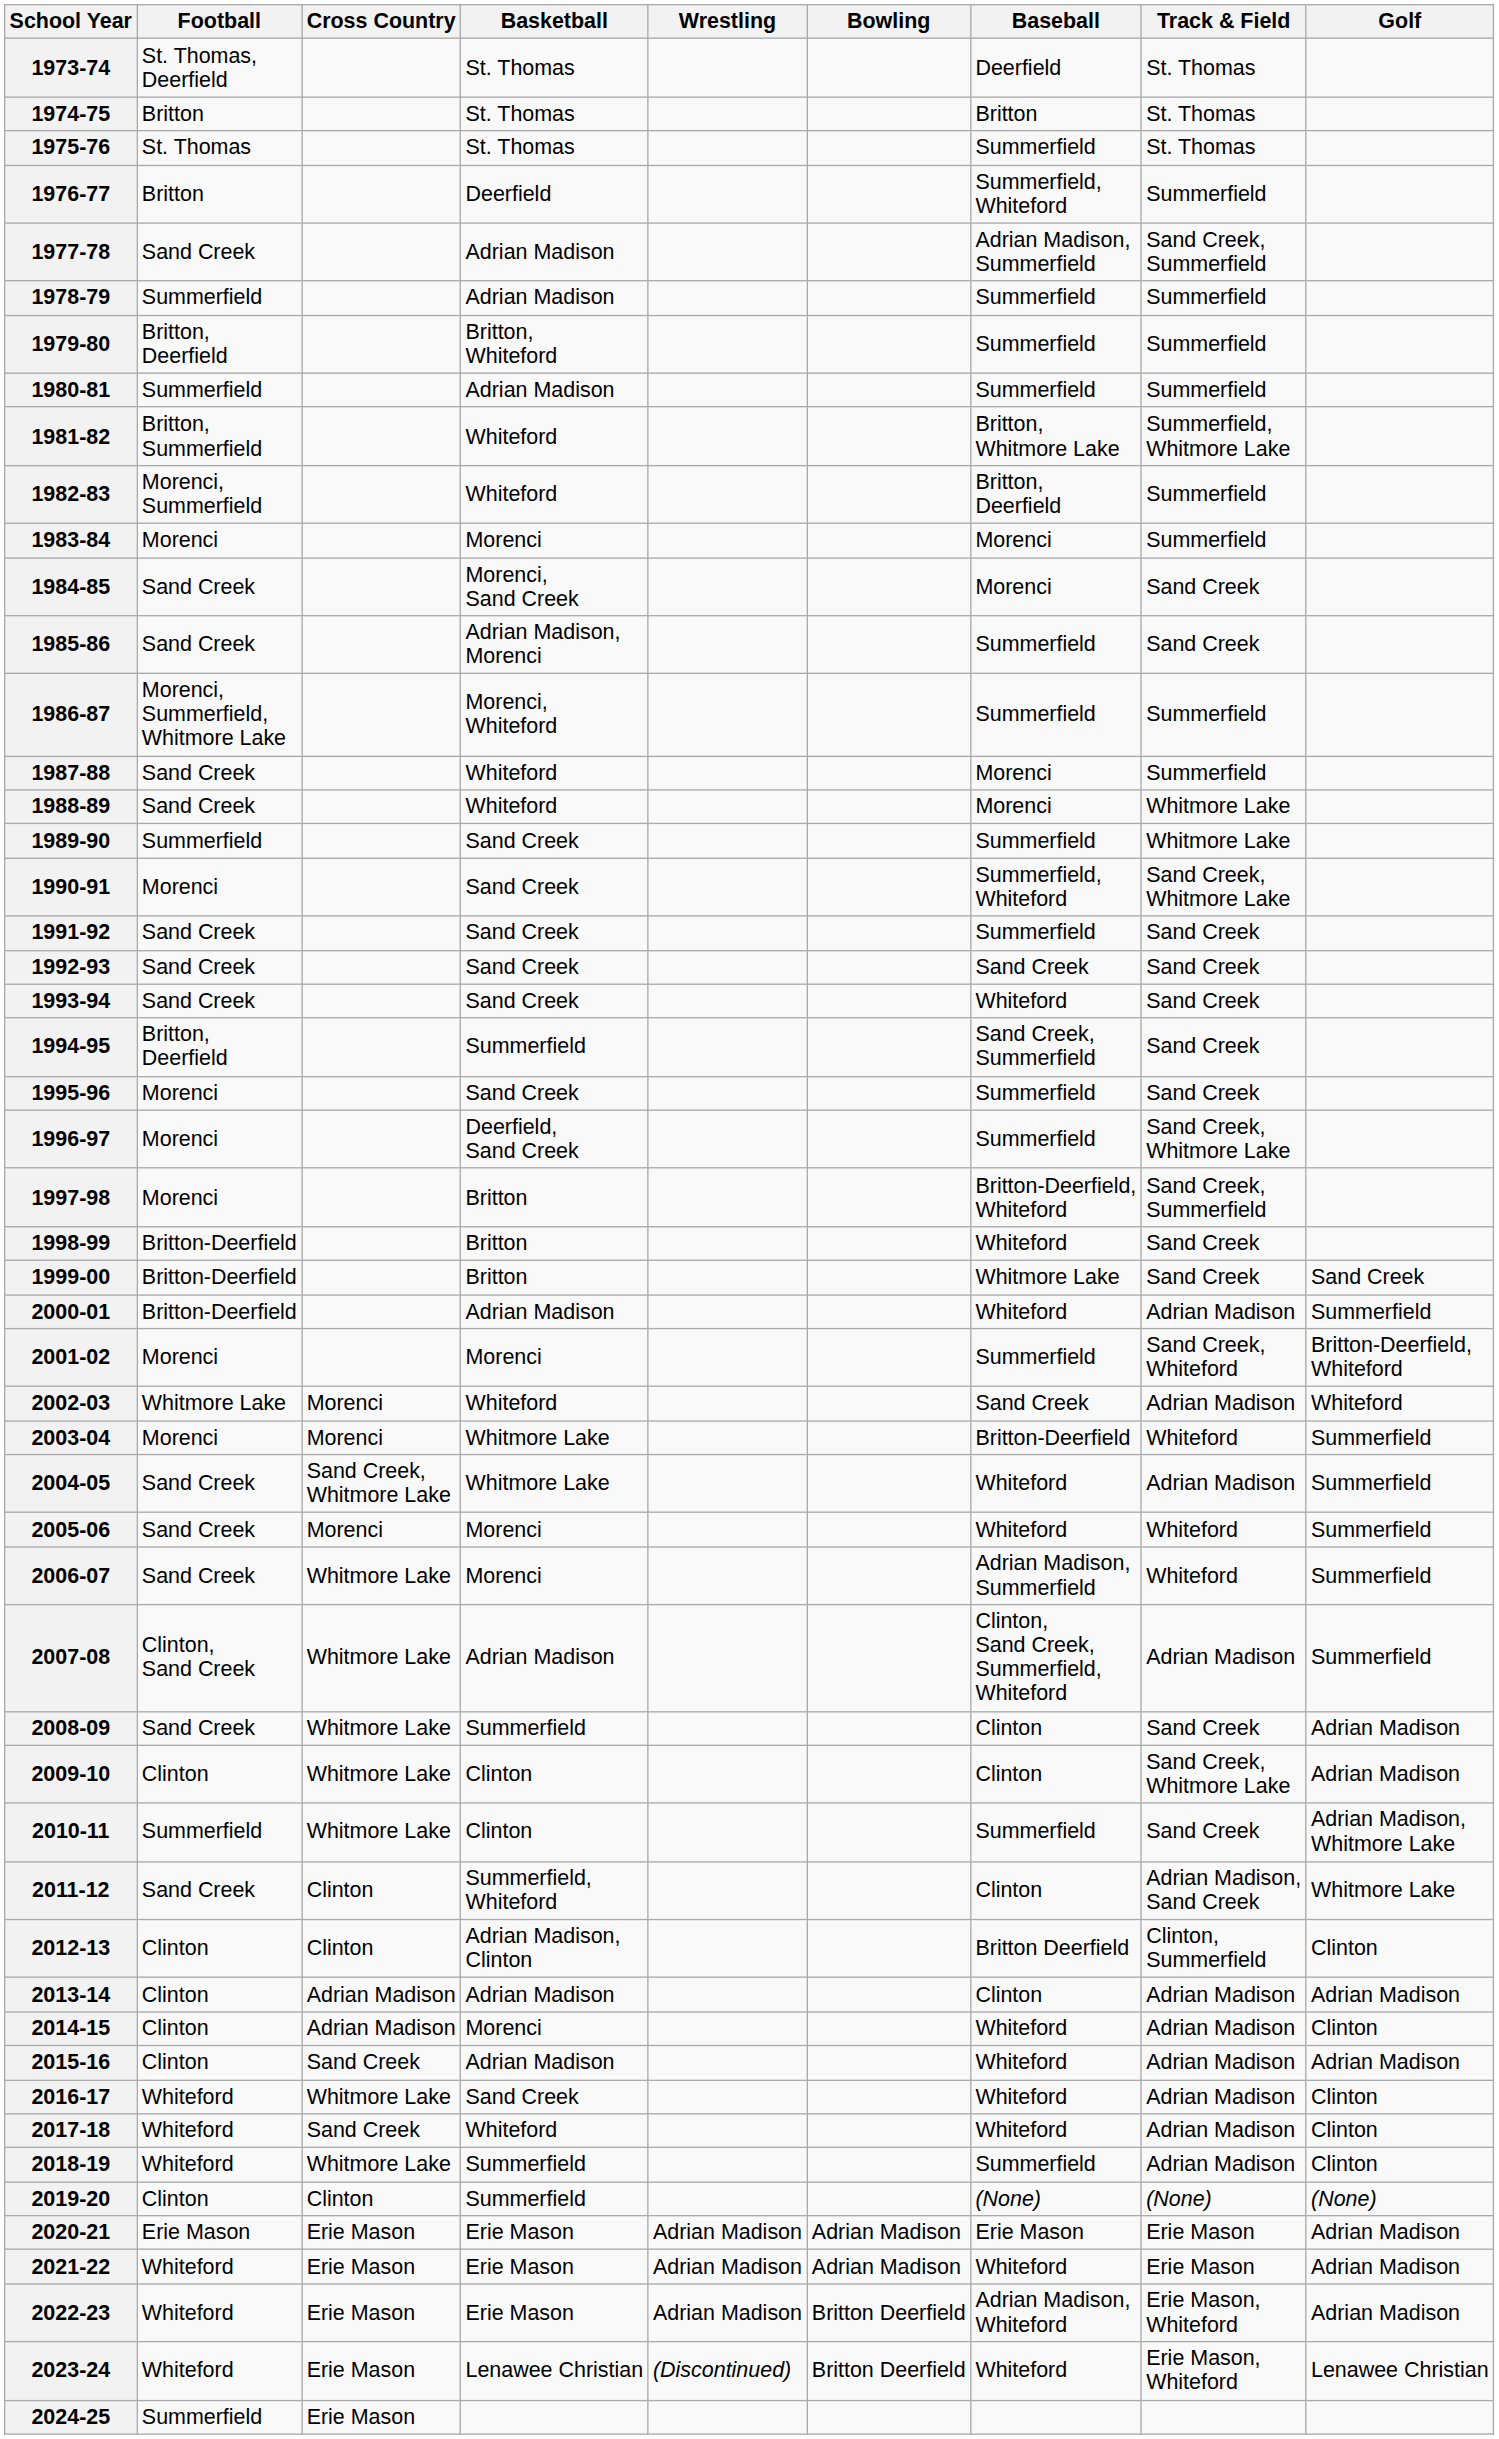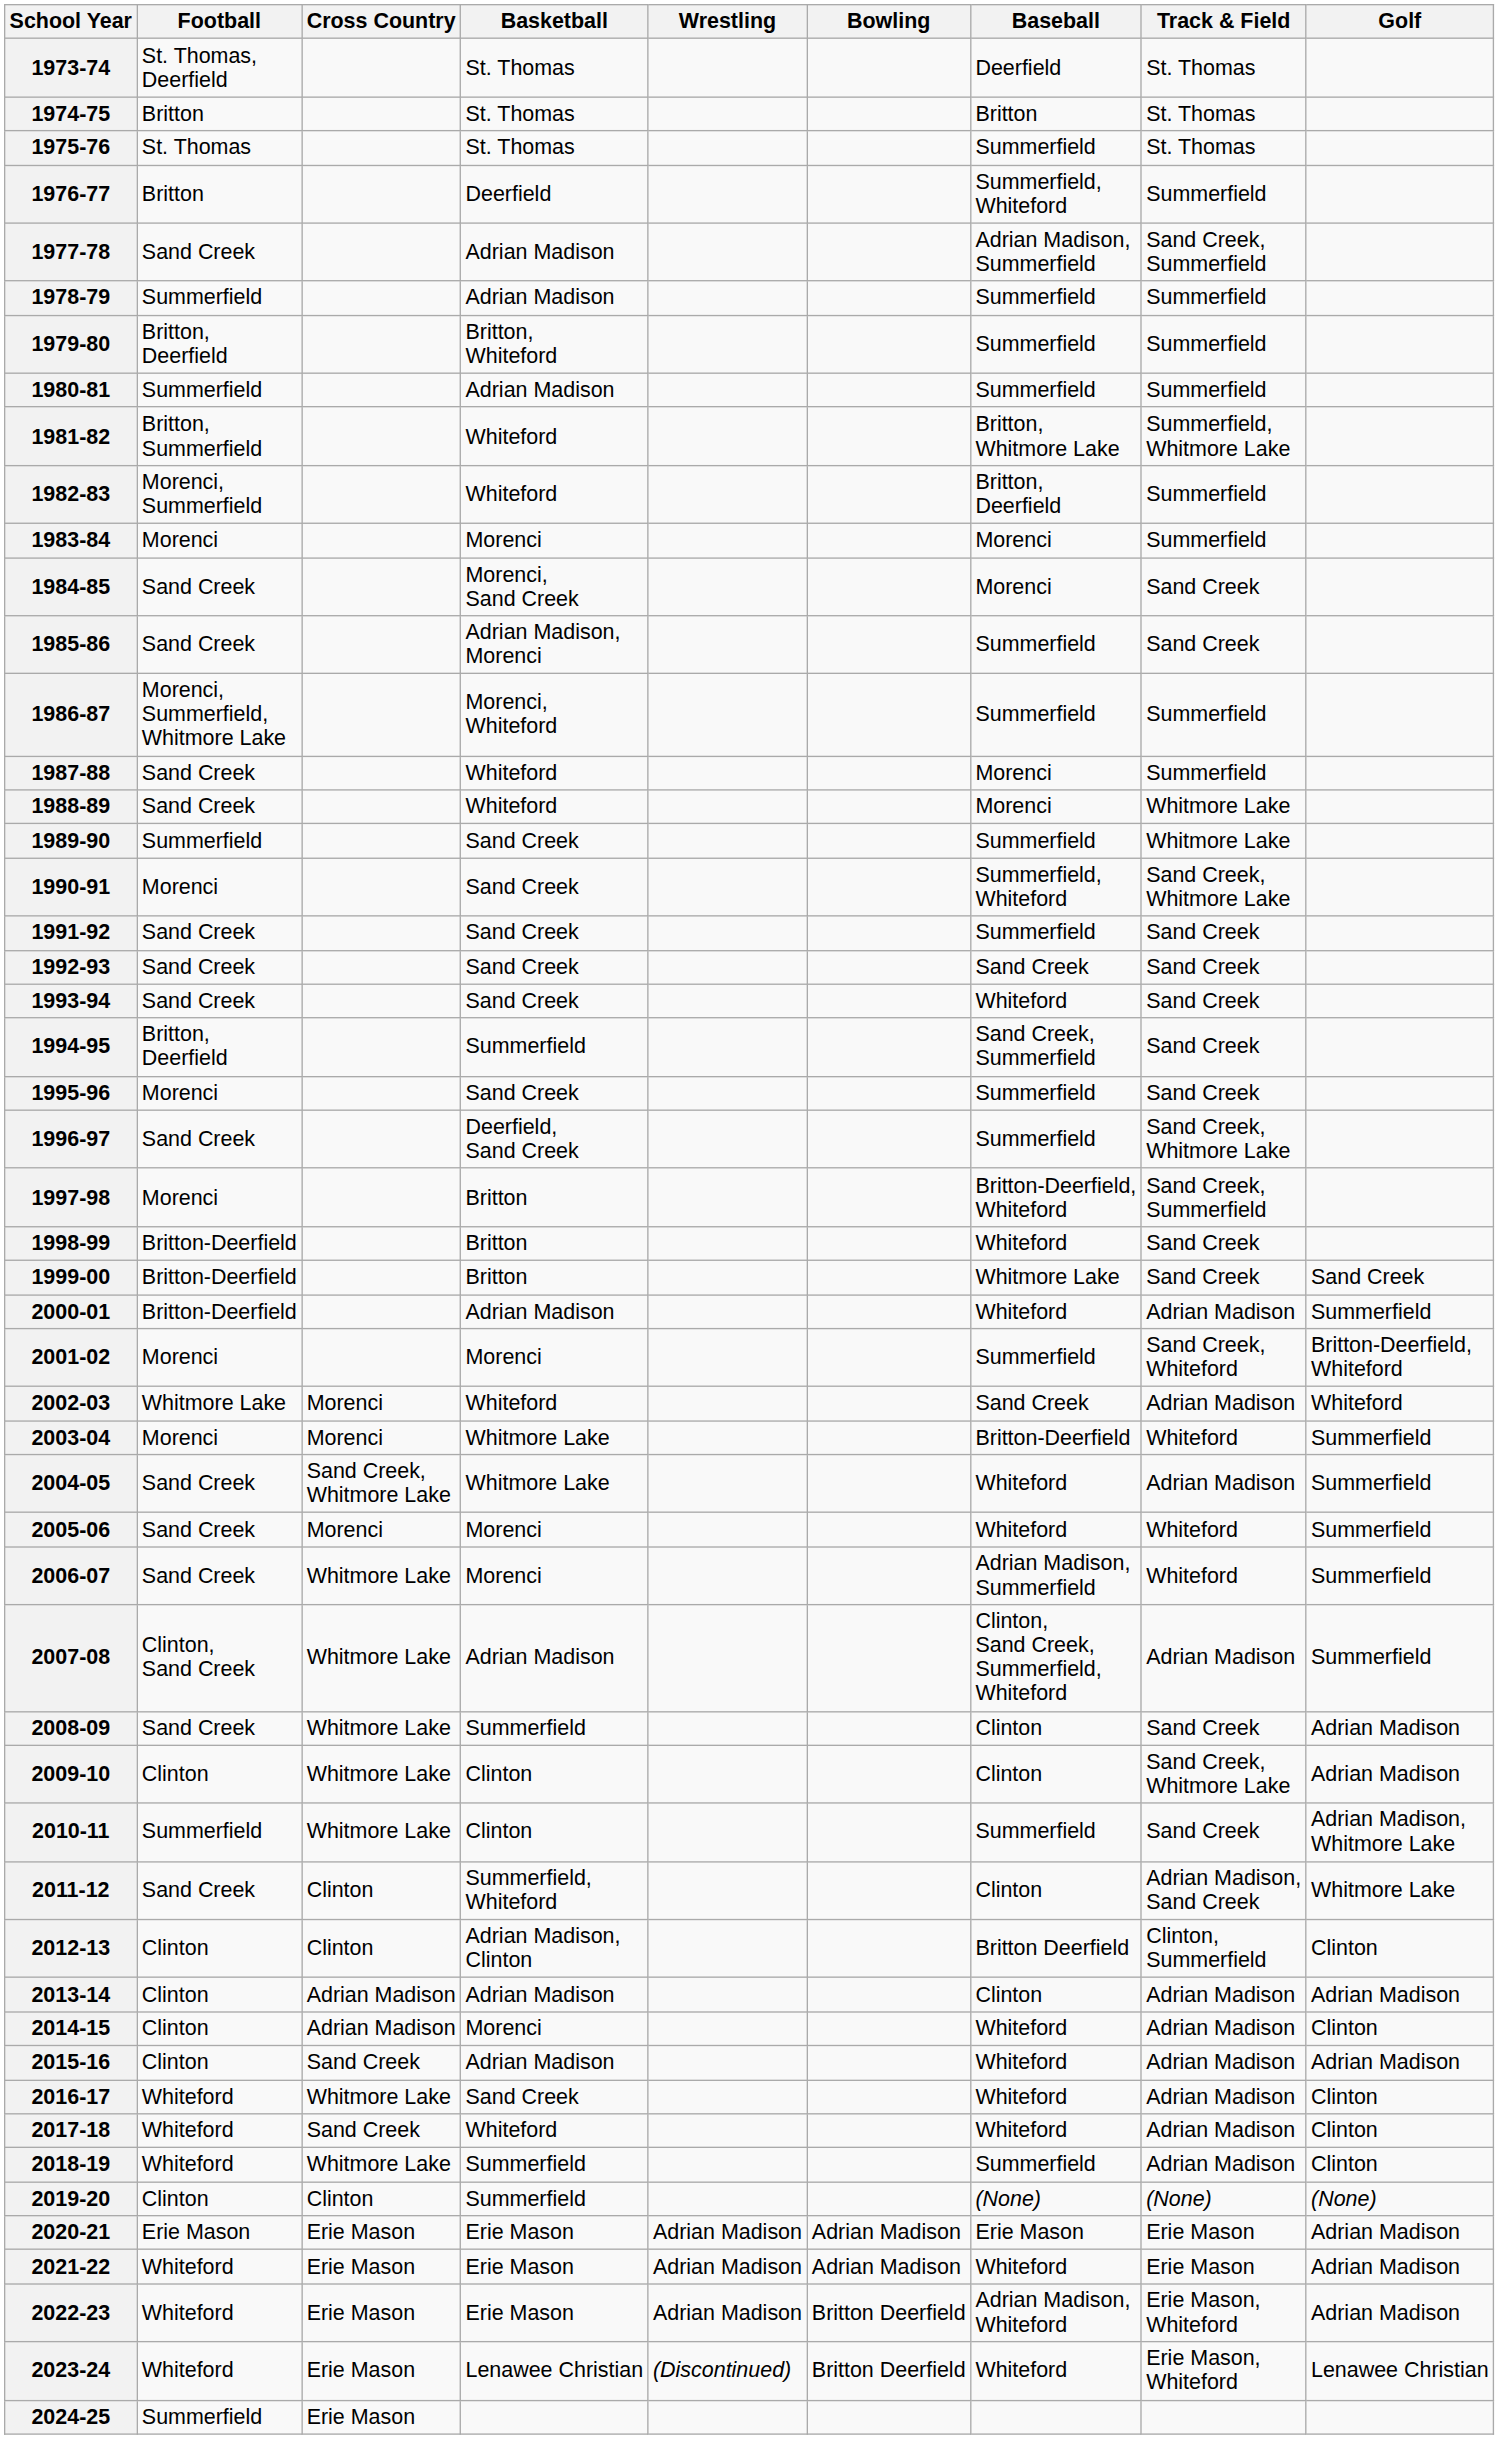(180, 1139) Morenci -> (198, 1139) Sand Creek
